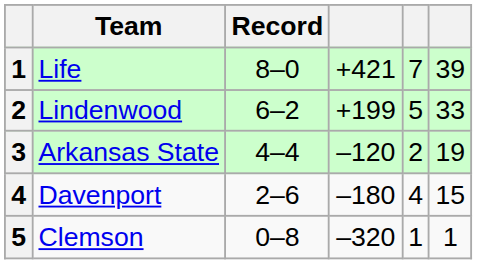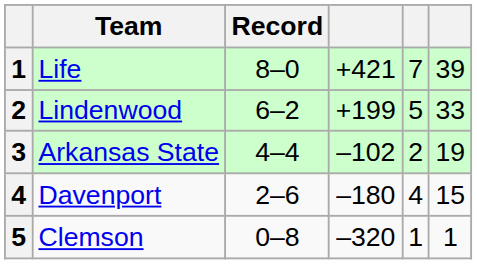(366, 153) –120 -> (366, 153) –102
